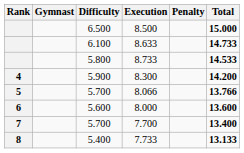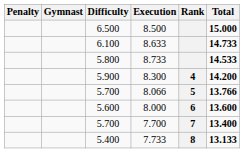columns swapped: (18, 12) <-> (188, 12)
